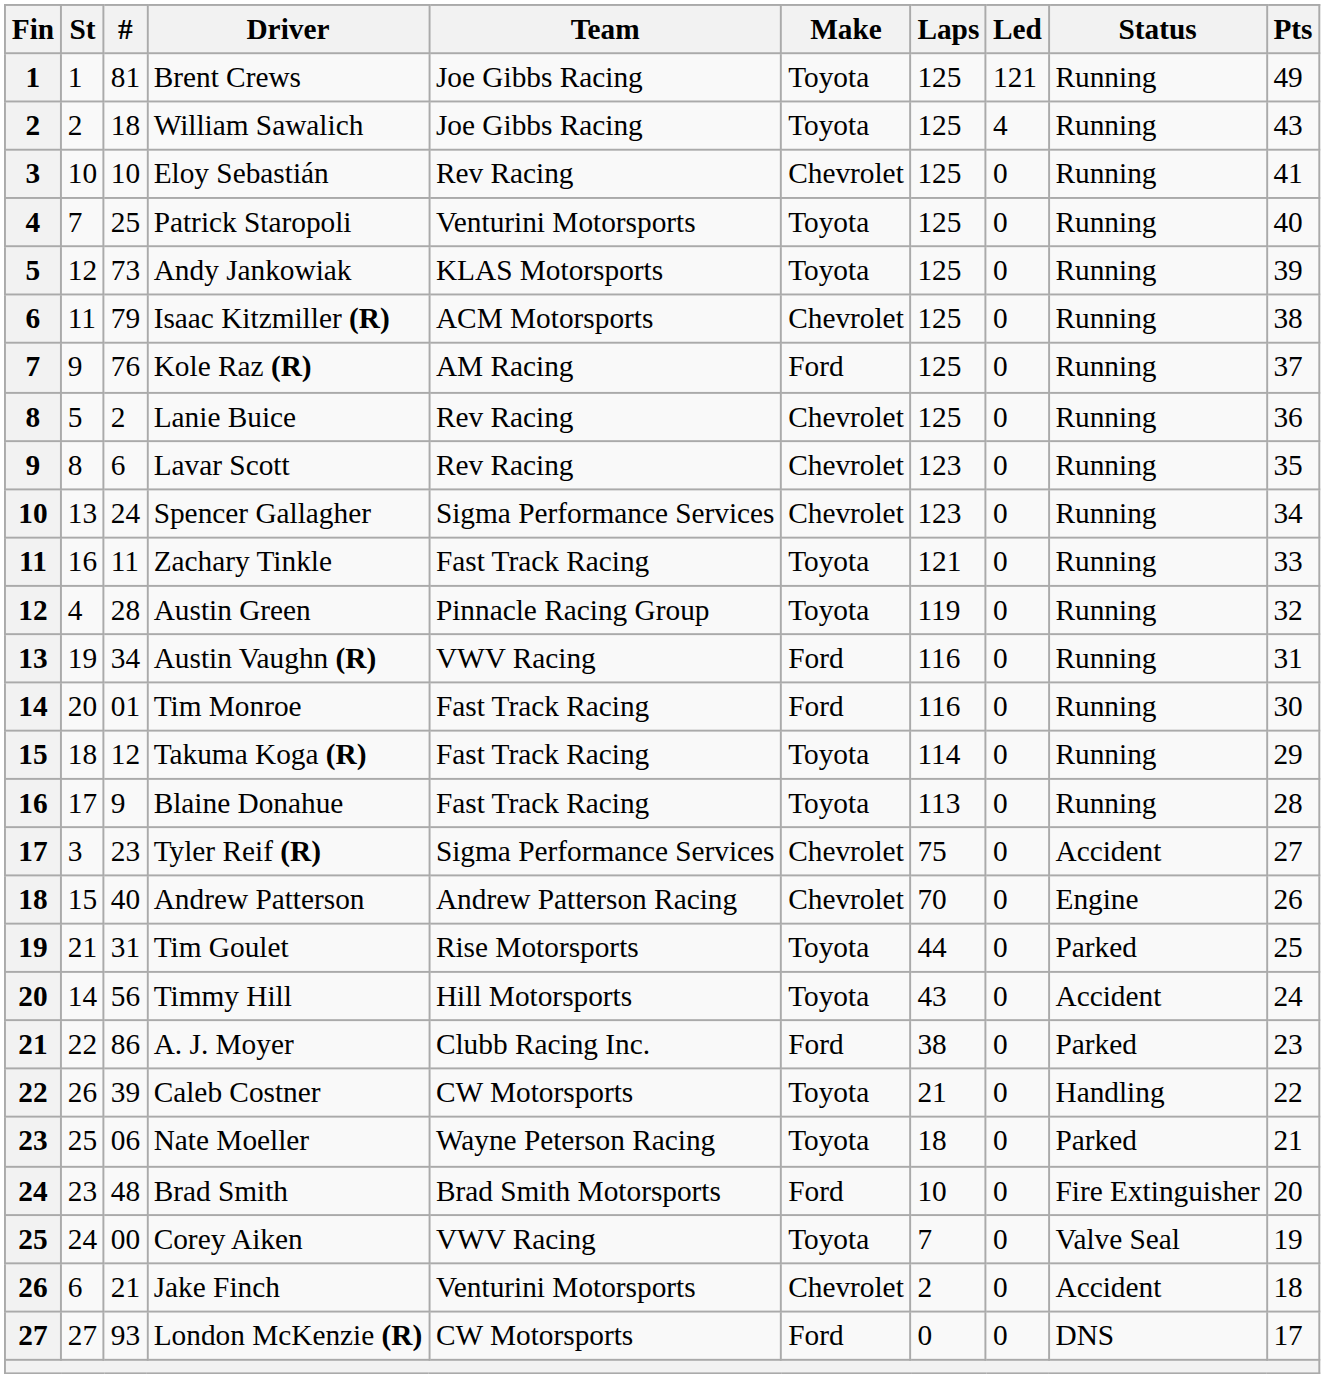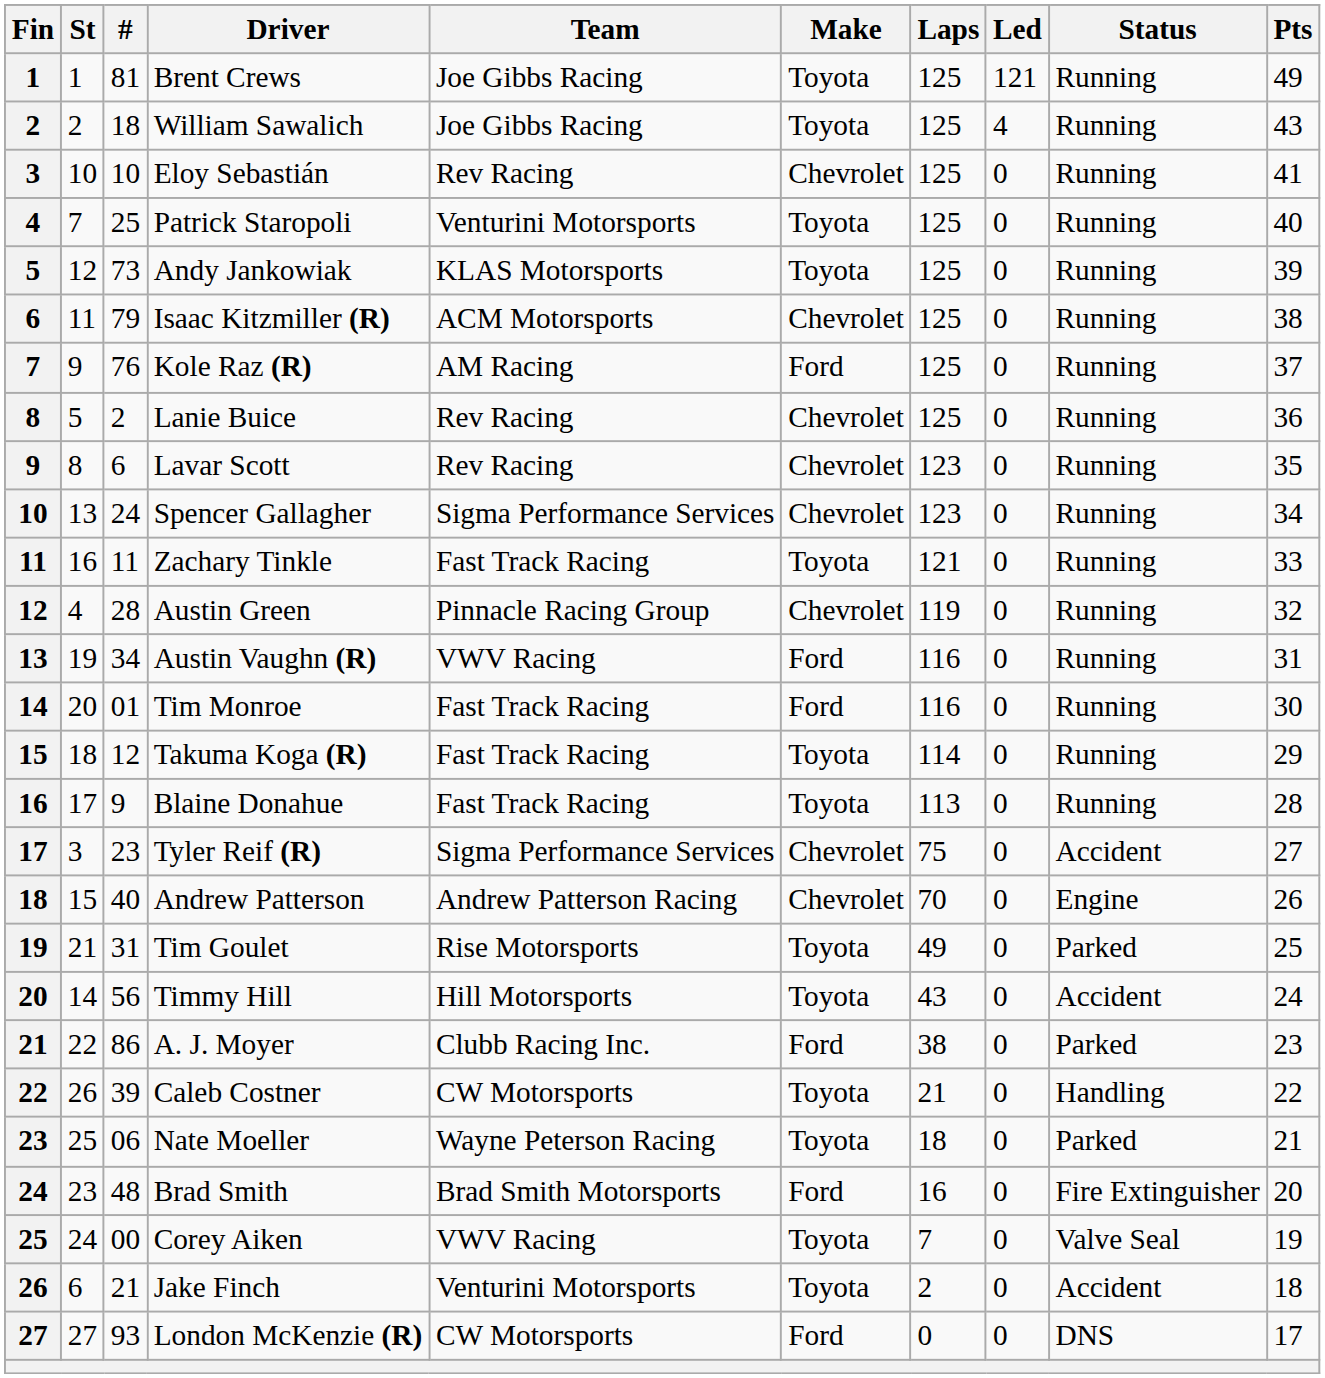(829, 609) Toyota -> (846, 609) Chevrolet
(932, 947) 44 -> (932, 947) 49
(932, 1189) 10 -> (932, 1189) 16
(846, 1286) Chevrolet -> (829, 1286) Toyota
